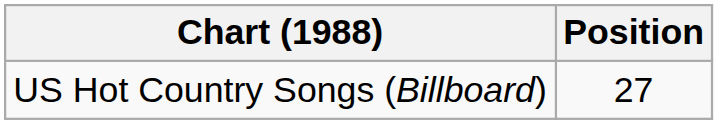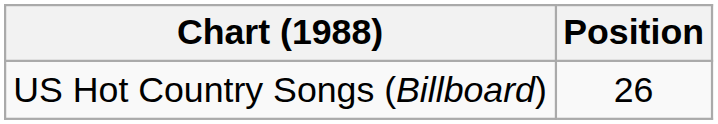(634, 89) 27 -> (634, 89) 26
